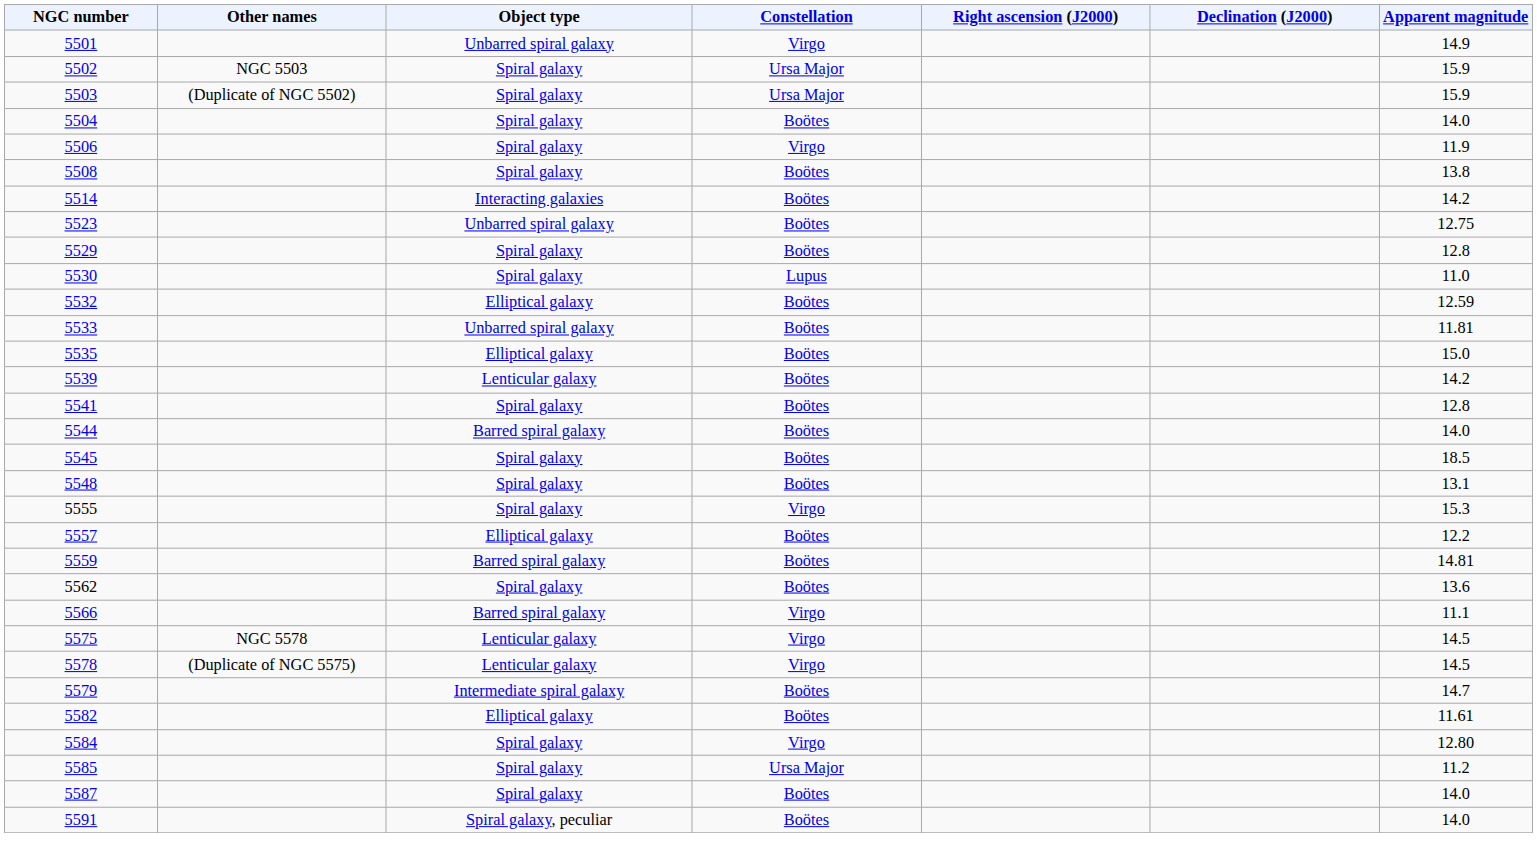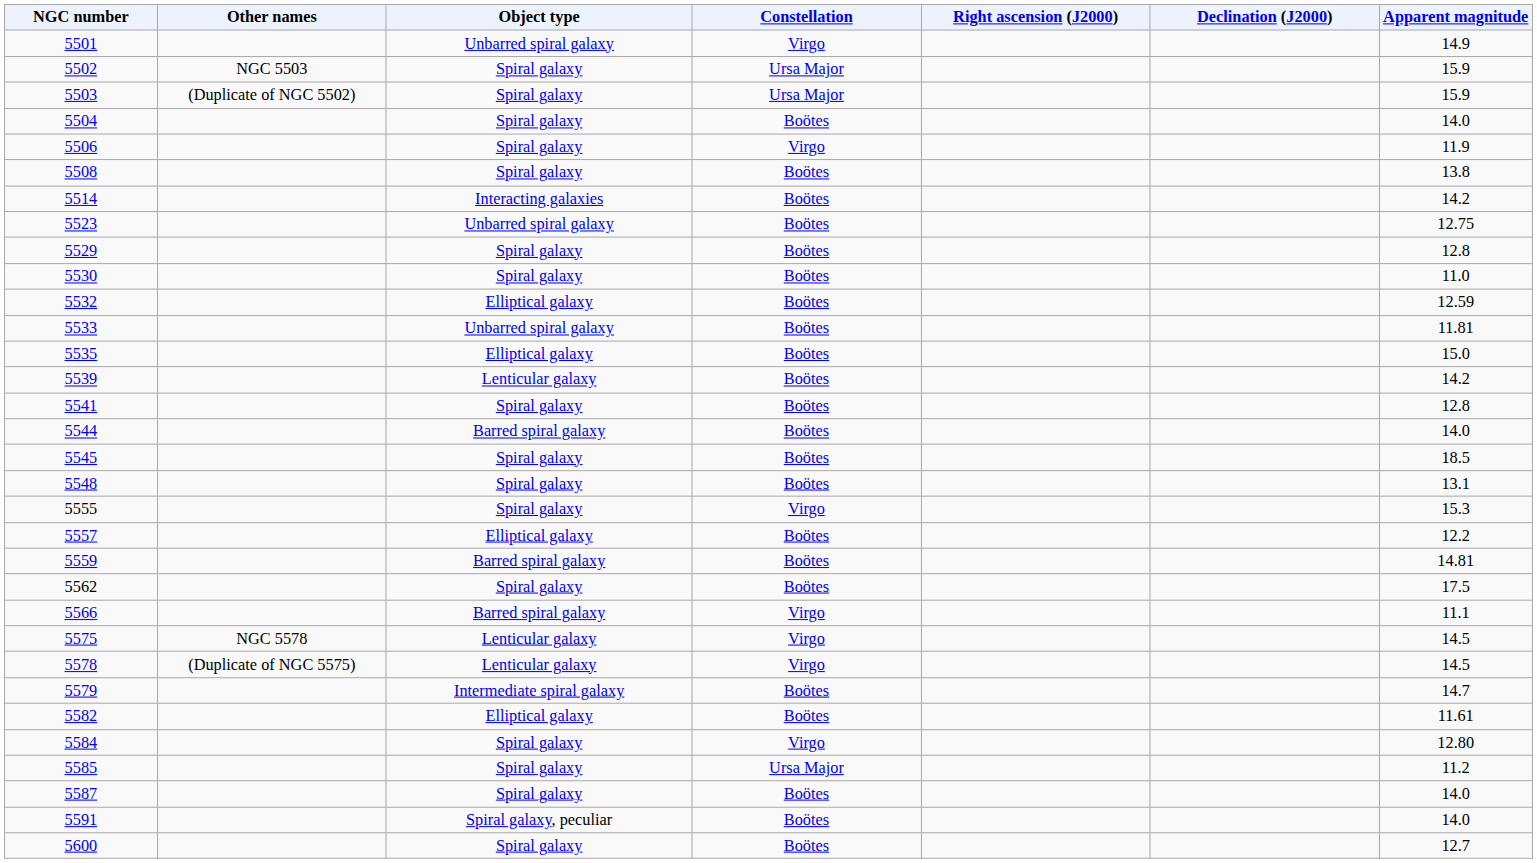(806, 276) Lupus -> (806, 276) Boötes
(1456, 586) 13.6 -> (1456, 586) 17.5
+ row: (81, 845)
